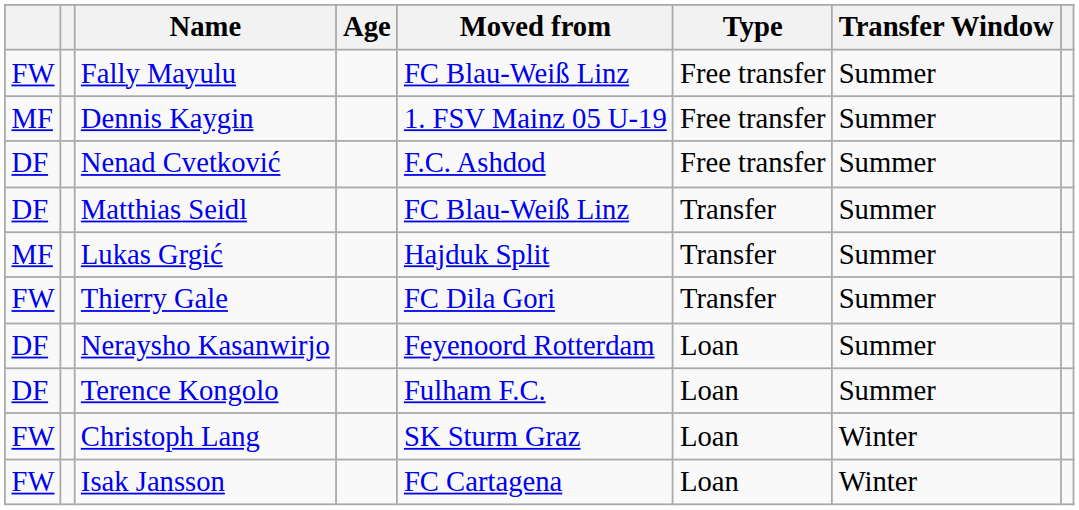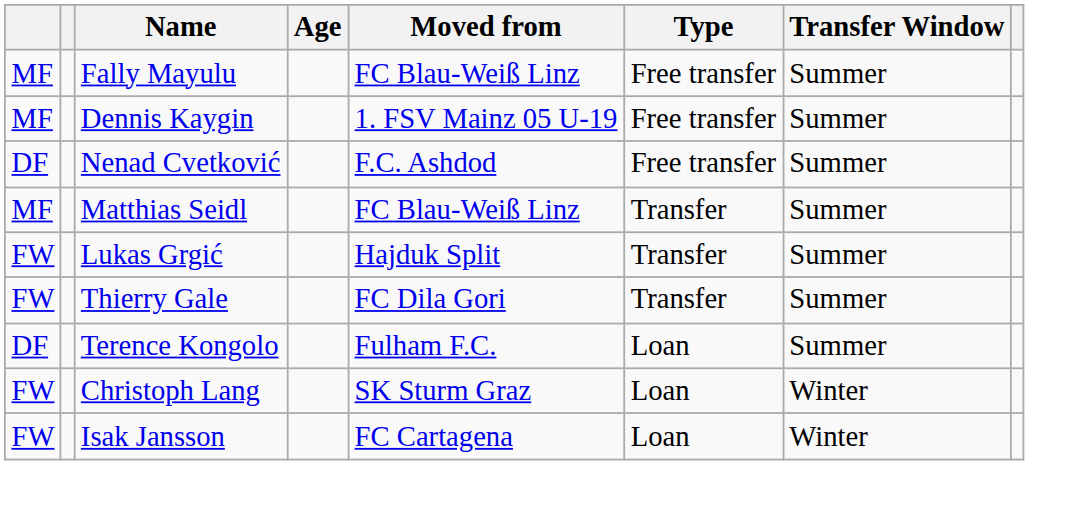(33, 72) FW -> (32, 72) MF
(30, 208) DF -> (32, 208) MF
(32, 254) MF -> (33, 254) FW
- row: (205, 345)
